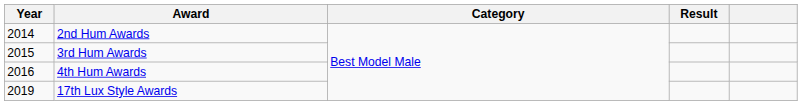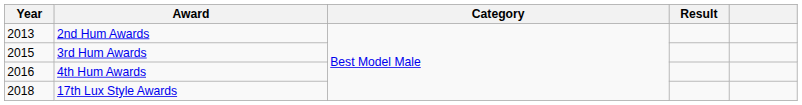(21, 33) 2014 -> (21, 33) 2013
(21, 91) 2019 -> (21, 91) 2018
